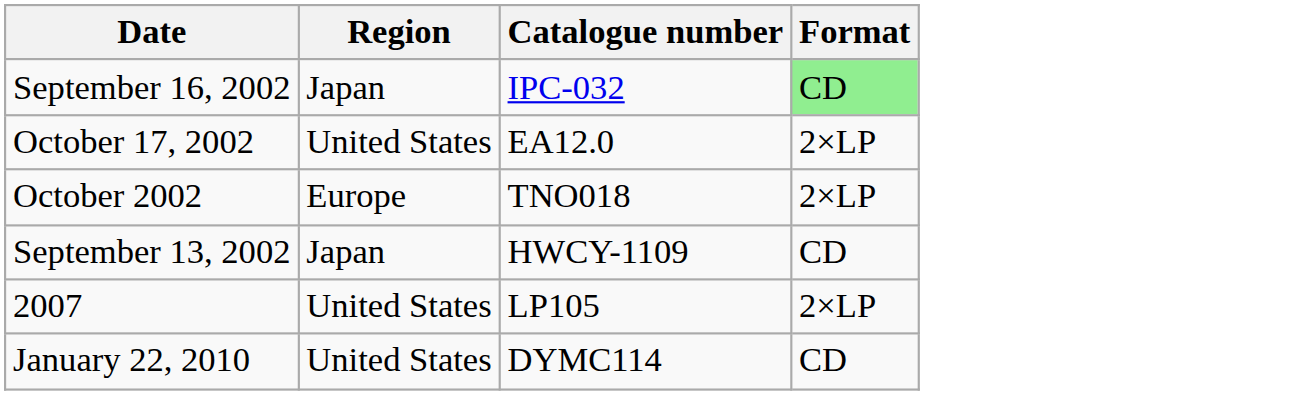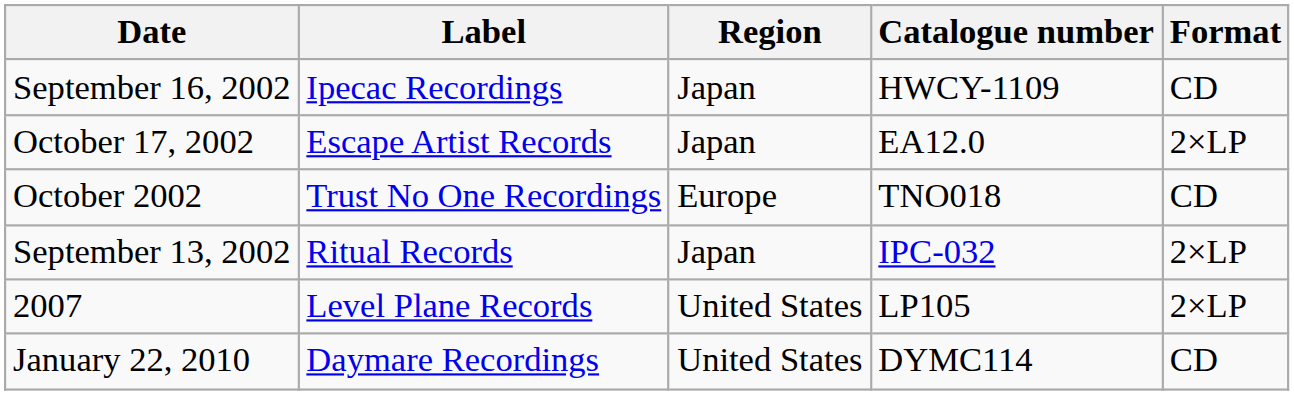+ column: (484, 31)
(566, 86) IPC-032 -> (969, 86) HWCY-1109
(823, 86) lightgreen background -> (1194, 86) no background
(399, 141) United States -> (717, 141) Japan
(838, 196) 2×LP -> (1194, 196) CD
(598, 251) HWCY-1109 -> (937, 251) IPC-032
(823, 251) CD -> (1208, 251) 2×LP
